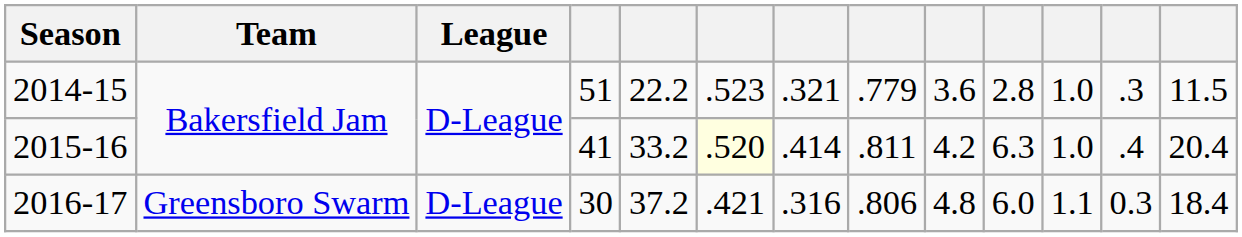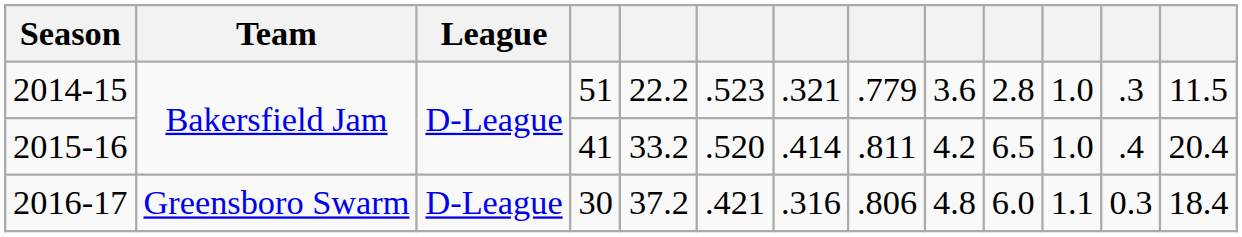(735, 146) lightyellow background -> (735, 146) no background
(1013, 146) 6.3 -> (1013, 146) 6.5
